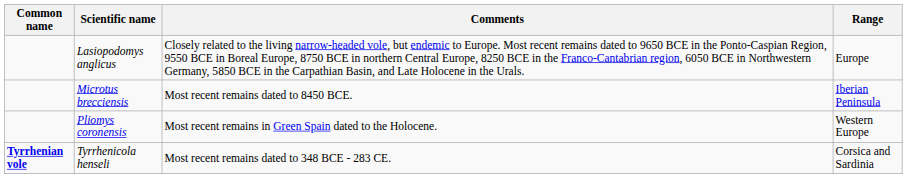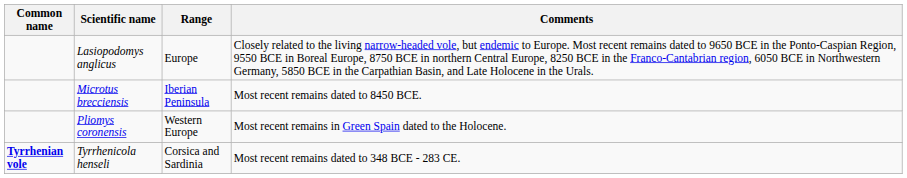columns swapped: (868, 20) <-> (497, 20)
